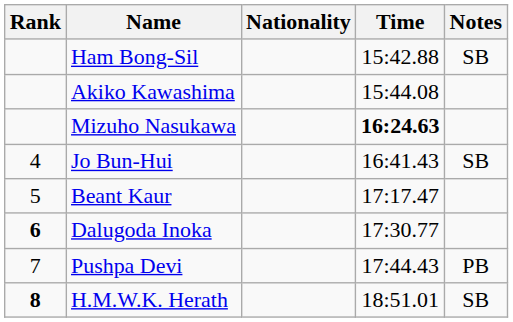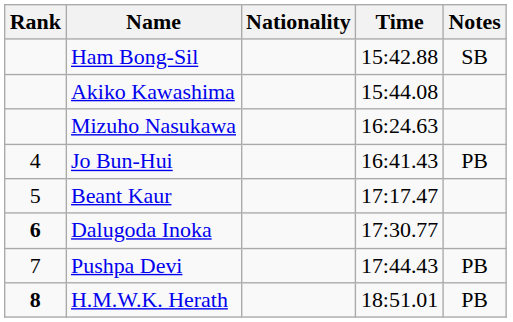(400, 126) bold -> (400, 126) normal
(476, 160) SB -> (475, 160) PB
(476, 299) SB -> (475, 299) PB
